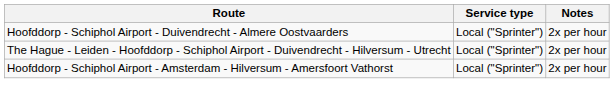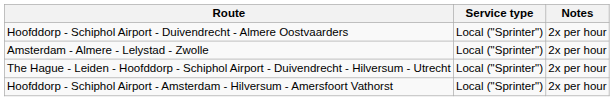+ row: (108, 50)
